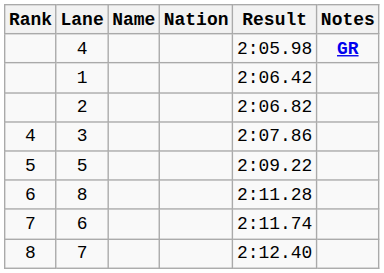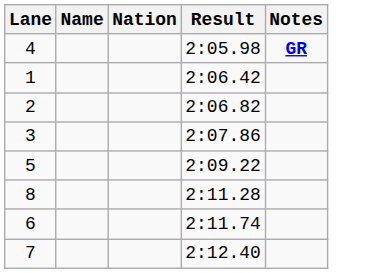- column: (31, 19)
